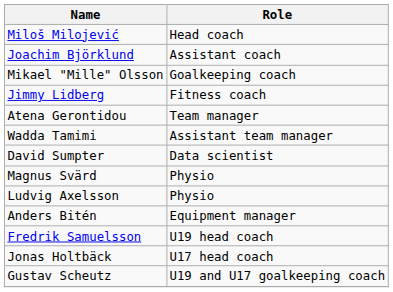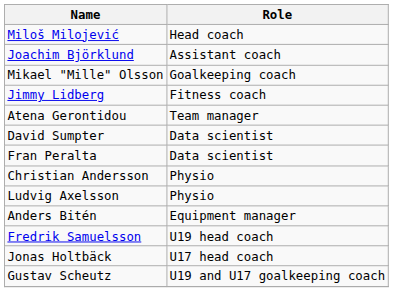- row: (52, 135)
+ row: (52, 155)
+ row: (78, 176)
- row: (52, 176)
